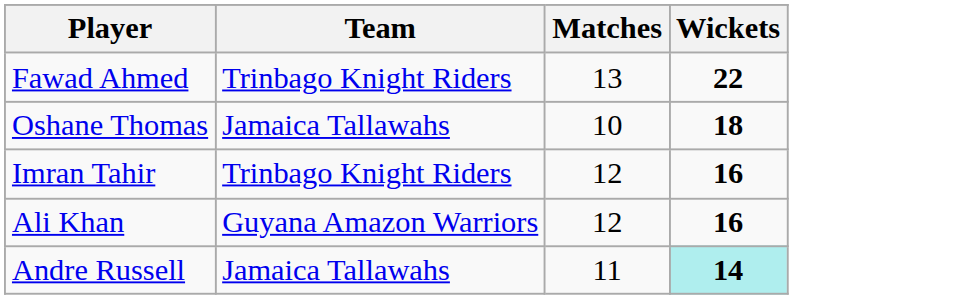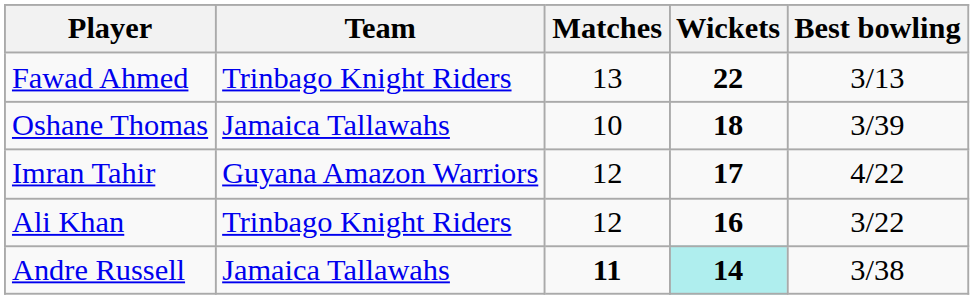+ column: (877, 28)
(367, 173) Trinbago Knight Riders -> (380, 173) Guyana Amazon Warriors
(728, 173) 16 -> (728, 173) 17
(380, 221) Guyana Amazon Warriors -> (367, 221) Trinbago Knight Riders
(607, 269) normal -> (607, 269) bold
